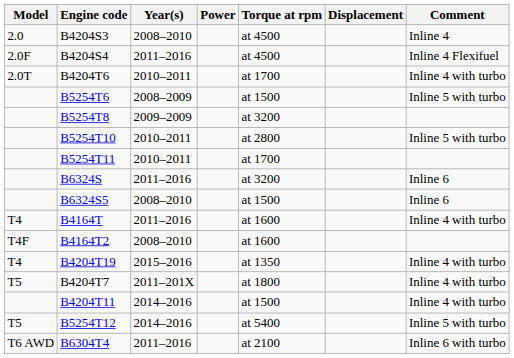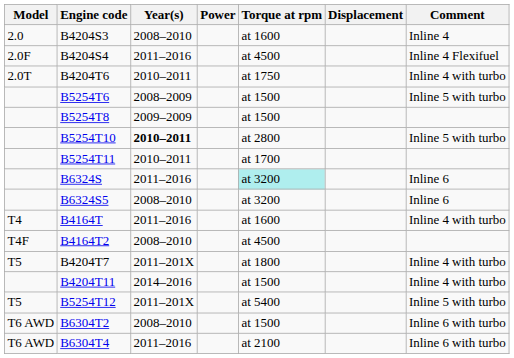(261, 35) at 4500 -> (261, 35) at 1600
(261, 76) at 1700 -> (261, 76) at 1750
(261, 117) at 3200 -> (261, 117) at 1500
(162, 138) normal -> (162, 138) bold
(261, 179) no background -> (261, 179) paleturquoise background
(261, 199) at 1500 -> (261, 199) at 3200
(261, 240) at 1600 -> (261, 240) at 4500
- row: (88, 261)
(163, 323) 2014–2016 -> (164, 302) 2011–201X
+ row: (85, 323)
